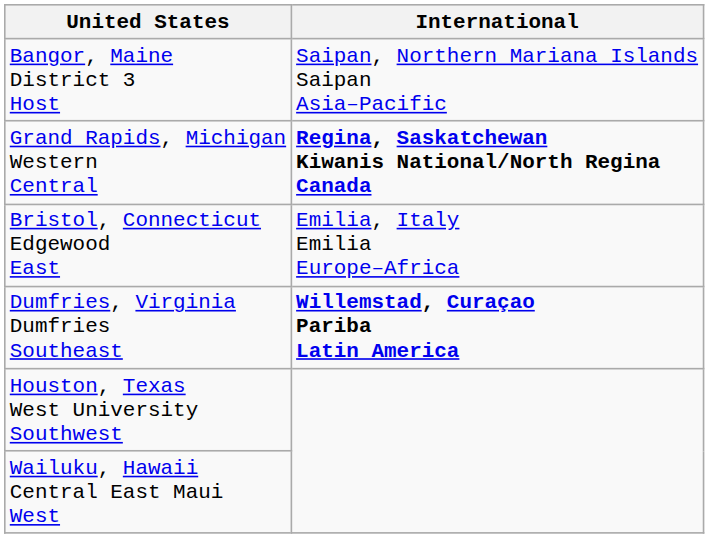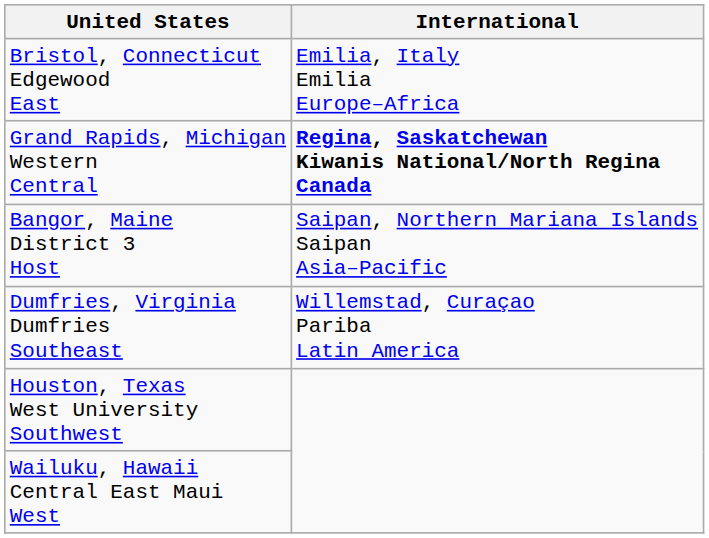rows swapped: (91, 80) <-> (135, 245)
(415, 327) bold -> (415, 327) normal
